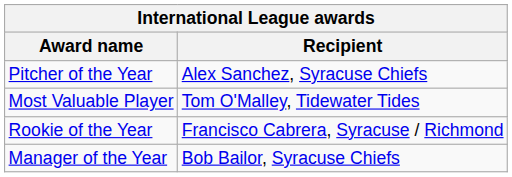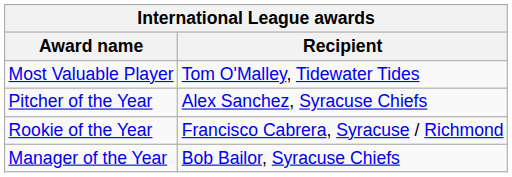rows swapped: (91, 102) <-> (81, 74)
